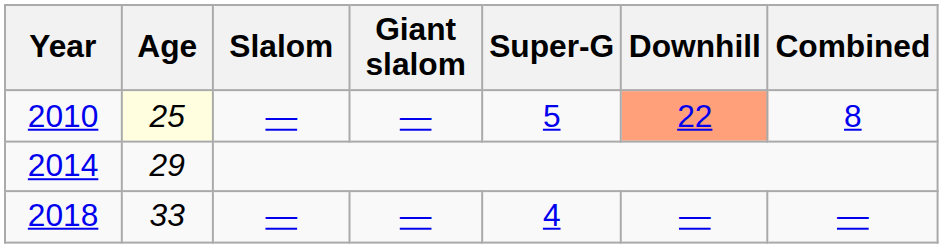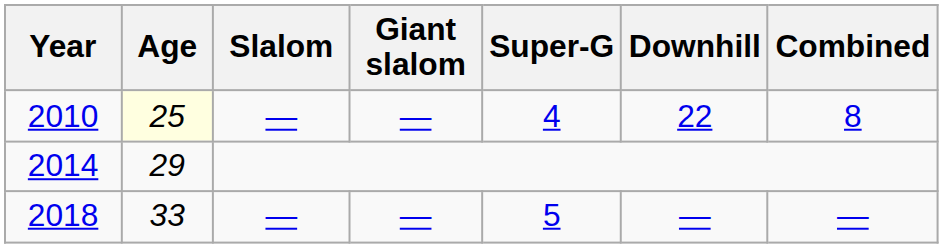(552, 115) 5 -> (552, 115) 4
(695, 115) lightsalmon background -> (695, 115) no background
(552, 215) 4 -> (552, 215) 5
